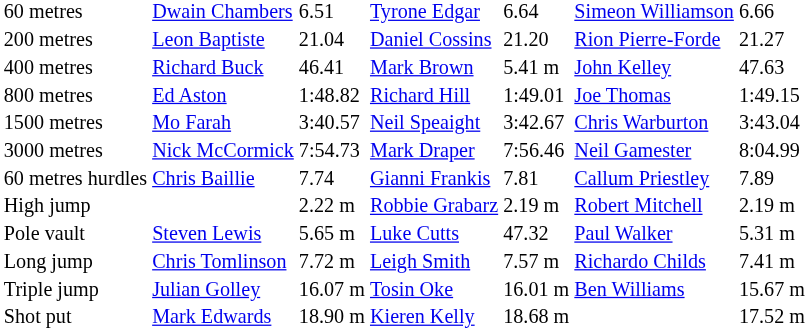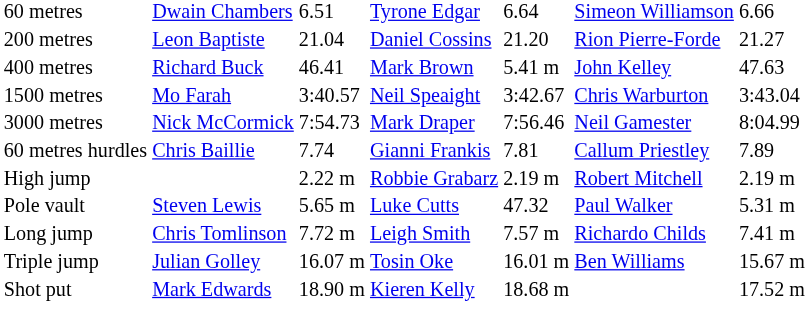- row: (48, 95)
